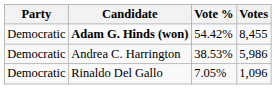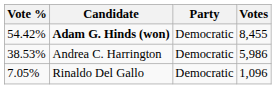columns swapped: (36, 14) <-> (214, 14)
